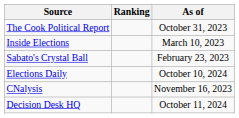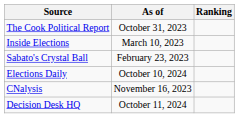columns swapped: (132, 12) <-> (193, 12)
